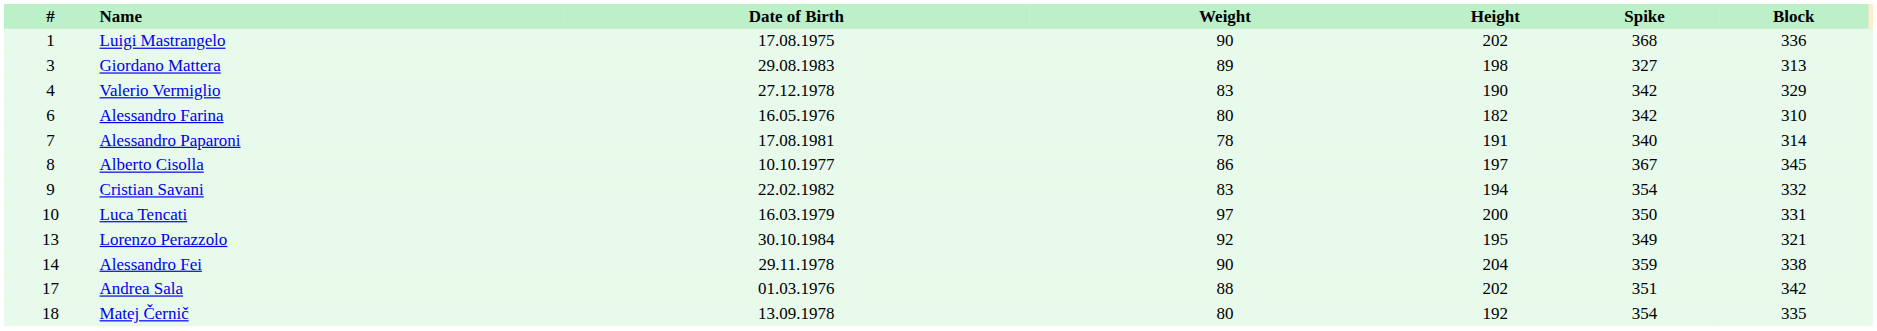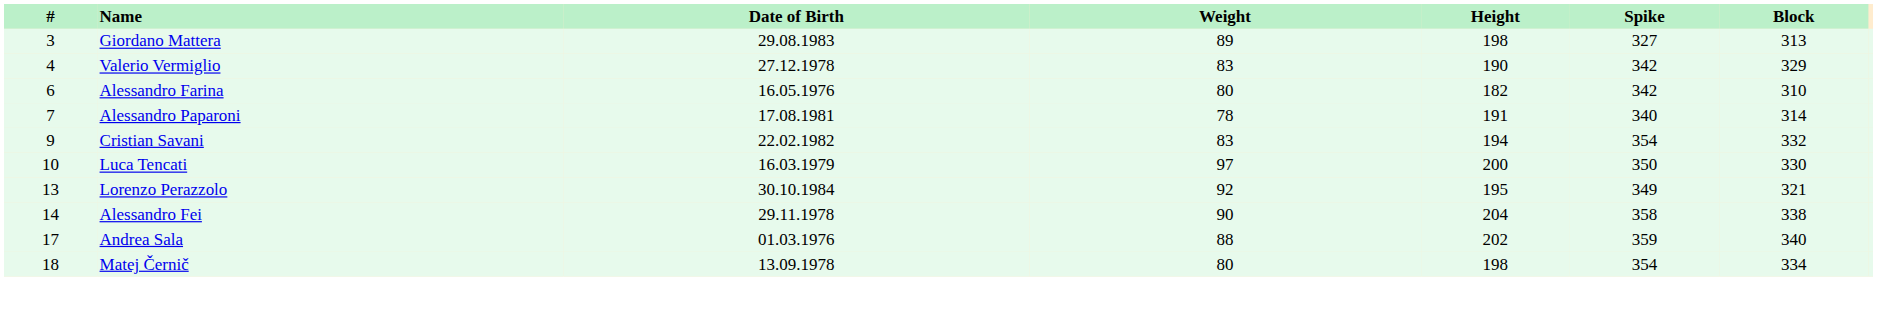- row: (163, 41)
- row: (152, 164)
(1794, 214) 331 -> (1794, 164) 330
(1645, 264) 359 -> (1645, 214) 358
(1645, 288) 351 -> (1645, 239) 359
(1794, 288) 342 -> (1794, 239) 340
(1495, 313) 192 -> (1495, 264) 198
(1794, 313) 335 -> (1794, 264) 334
